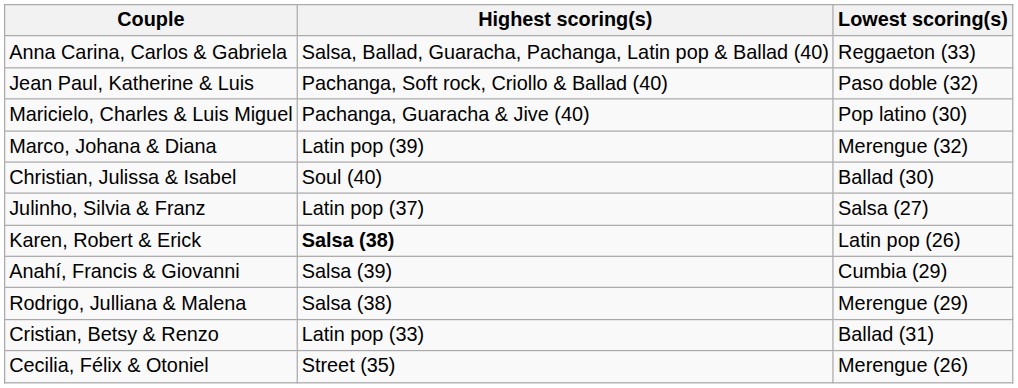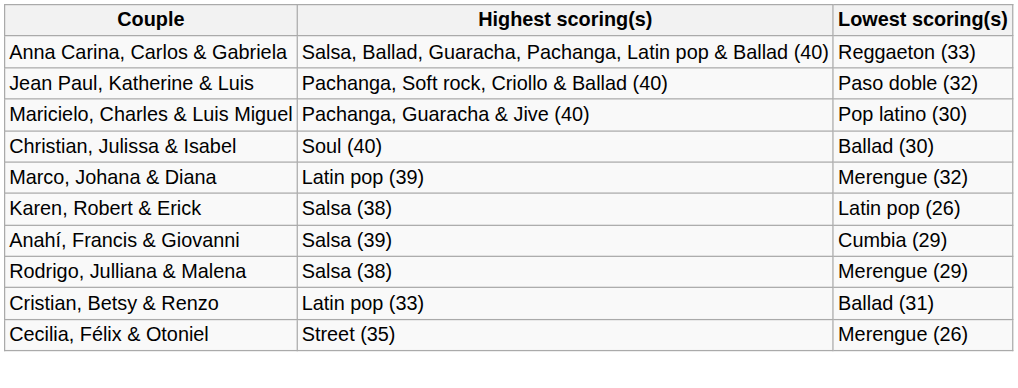rows swapped: (123, 177) <-> (113, 146)
- row: (107, 209)
(348, 240) bold -> (347, 209) normal
